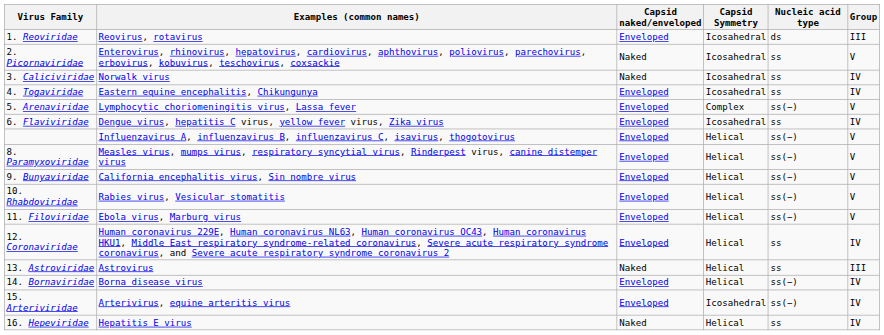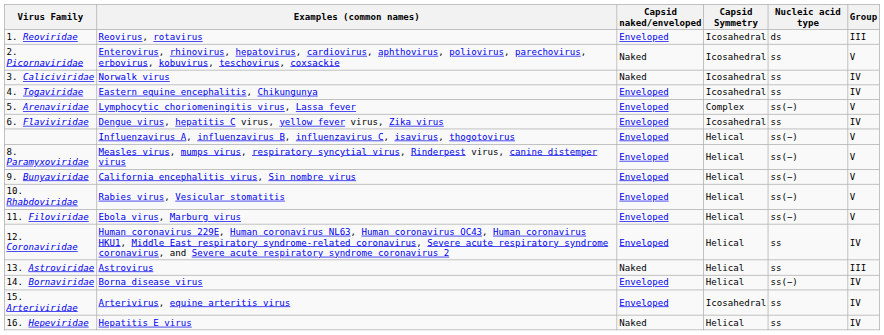(784, 302) ss(−) -> (776, 302) ss
